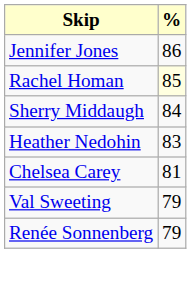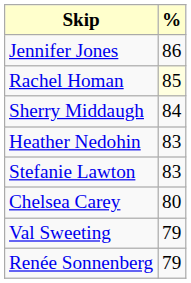+ row: (72, 171)
(172, 171) 81 -> (172, 202) 80
